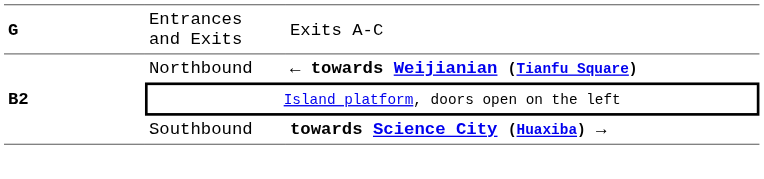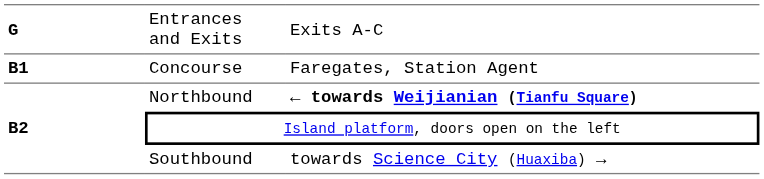+ row: (196, 69)
(448, 130) bold -> (448, 159) normal
